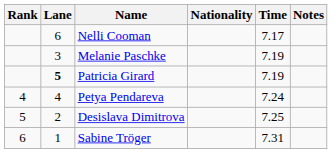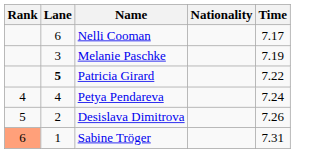- column: (308, 14)
(273, 76) 7.19 -> (273, 76) 7.22
(273, 117) 7.25 -> (273, 117) 7.26
(23, 138) no background -> (23, 138) lightsalmon background
